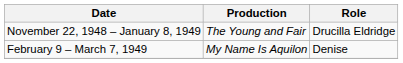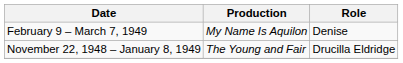rows swapped: (104, 31) <-> (77, 49)
